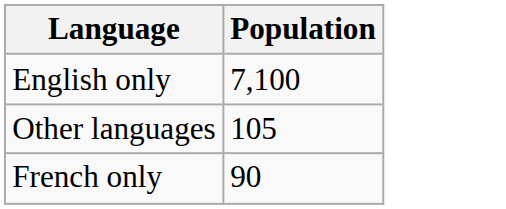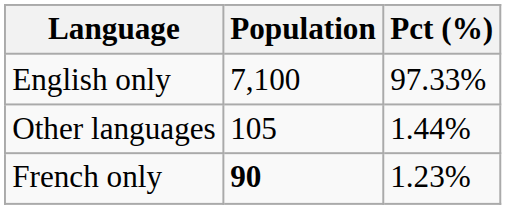+ column: (442, 29)
(246, 177) normal -> (246, 177) bold
